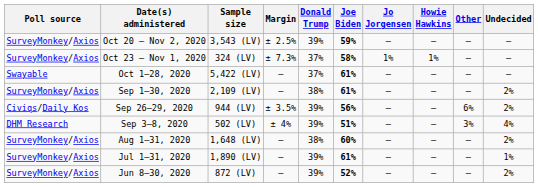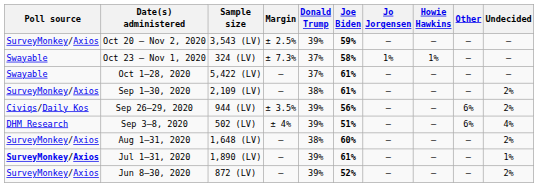(53, 57) SurveyMonkey/Axios -> (27, 57) Swayable
(468, 124) 3% -> (468, 124) 6%
(53, 157) normal -> (53, 157) bold
